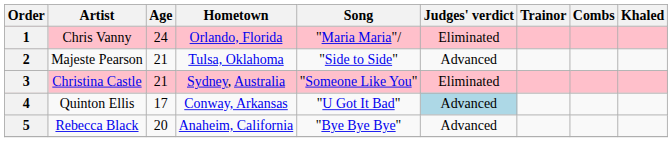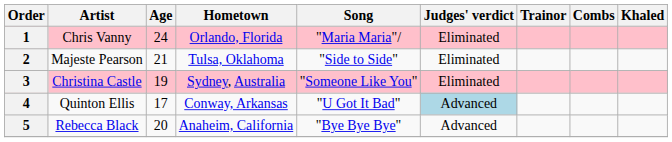(469, 59) Advanced -> (469, 59) Eliminated
(161, 81) 21 -> (161, 81) 19
